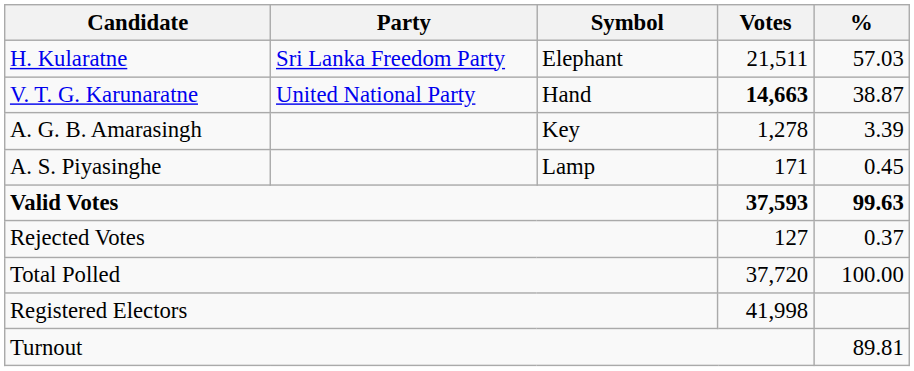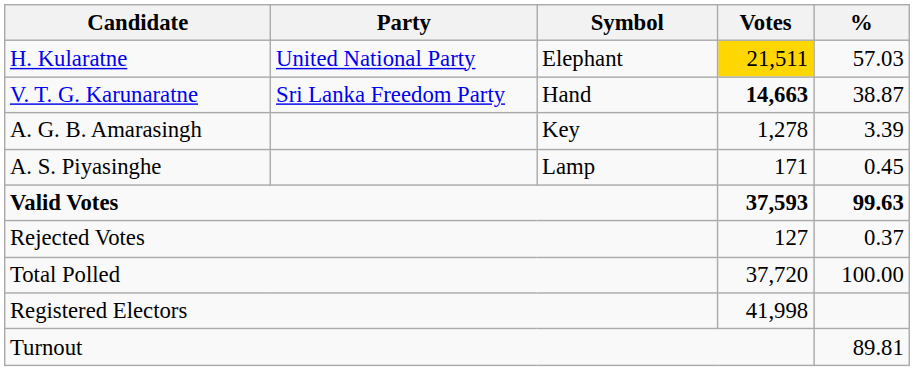(391, 58) Sri Lanka Freedom Party -> (376, 58) United National Party
(777, 58) no background -> (777, 58) gold background
(376, 94) United National Party -> (391, 94) Sri Lanka Freedom Party
